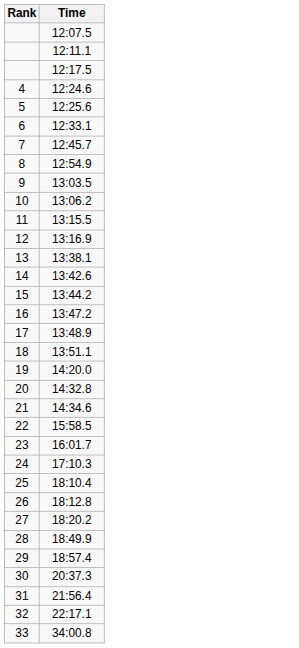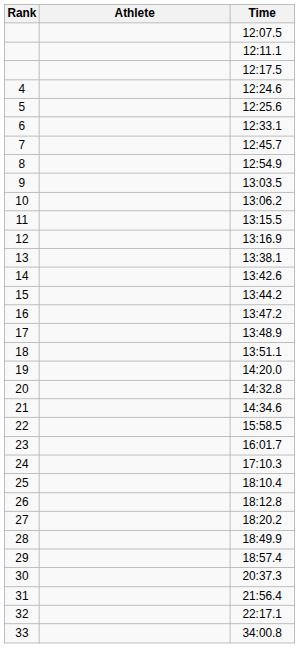+ column: (135, 13)
